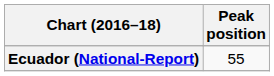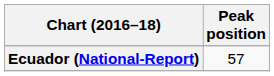(236, 58) 55 -> (236, 58) 57
